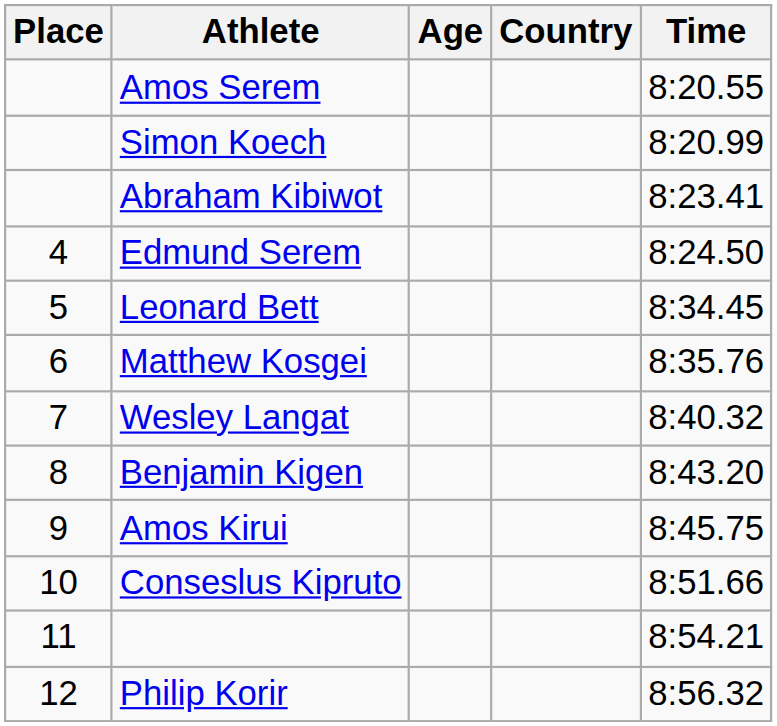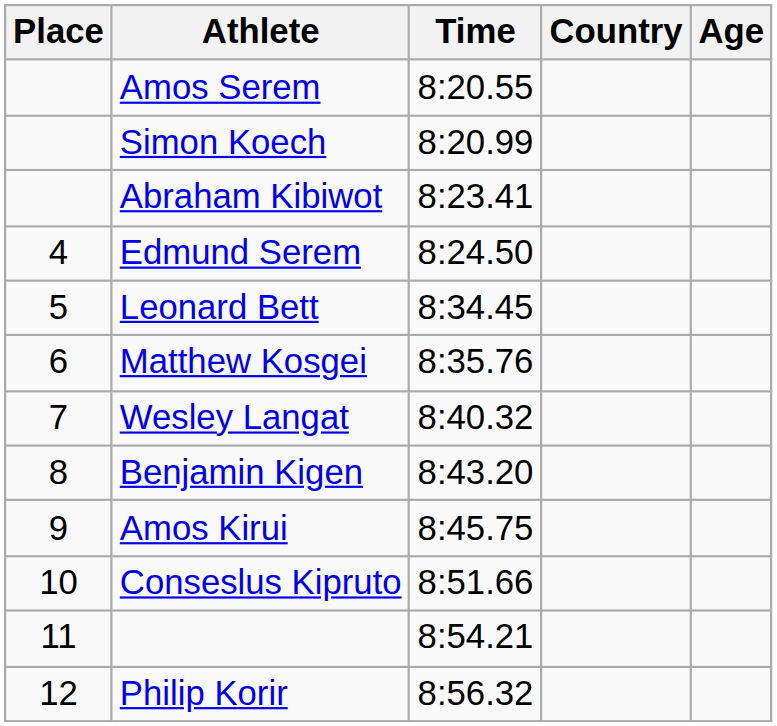columns swapped: (450, 32) <-> (706, 32)
